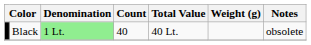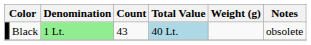(122, 31) 40 -> (122, 31) 43
(165, 31) no background -> (165, 31) lightblue background
